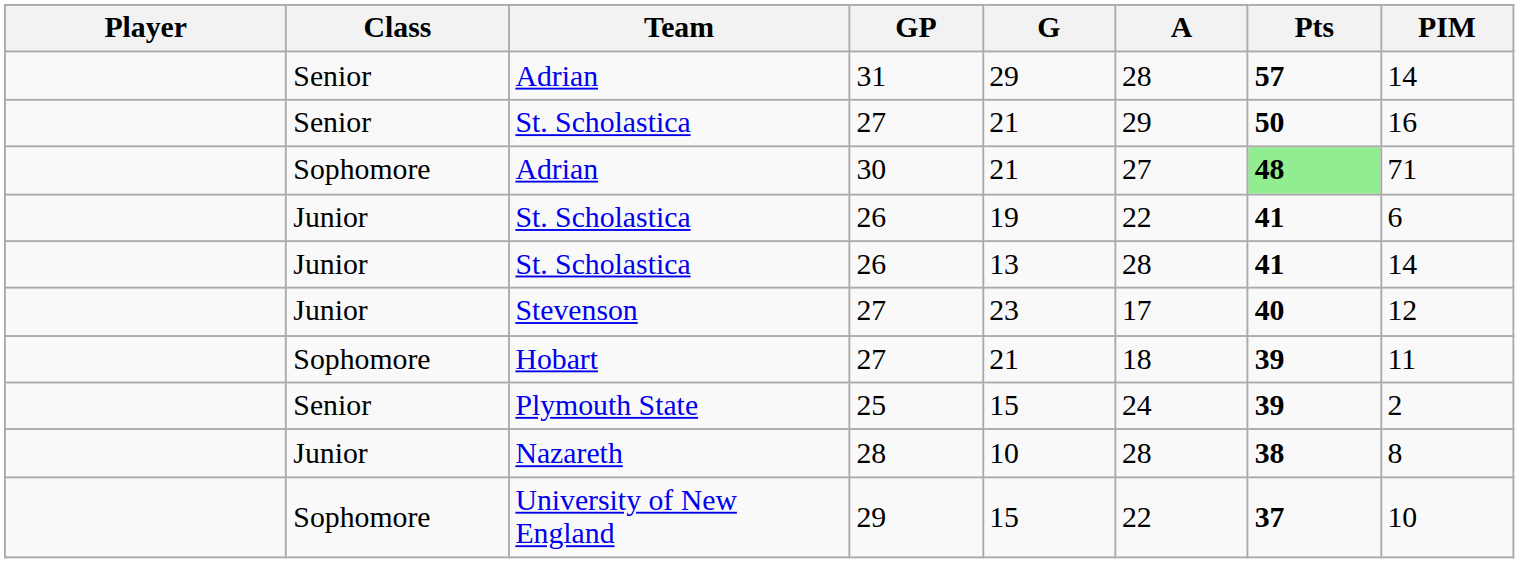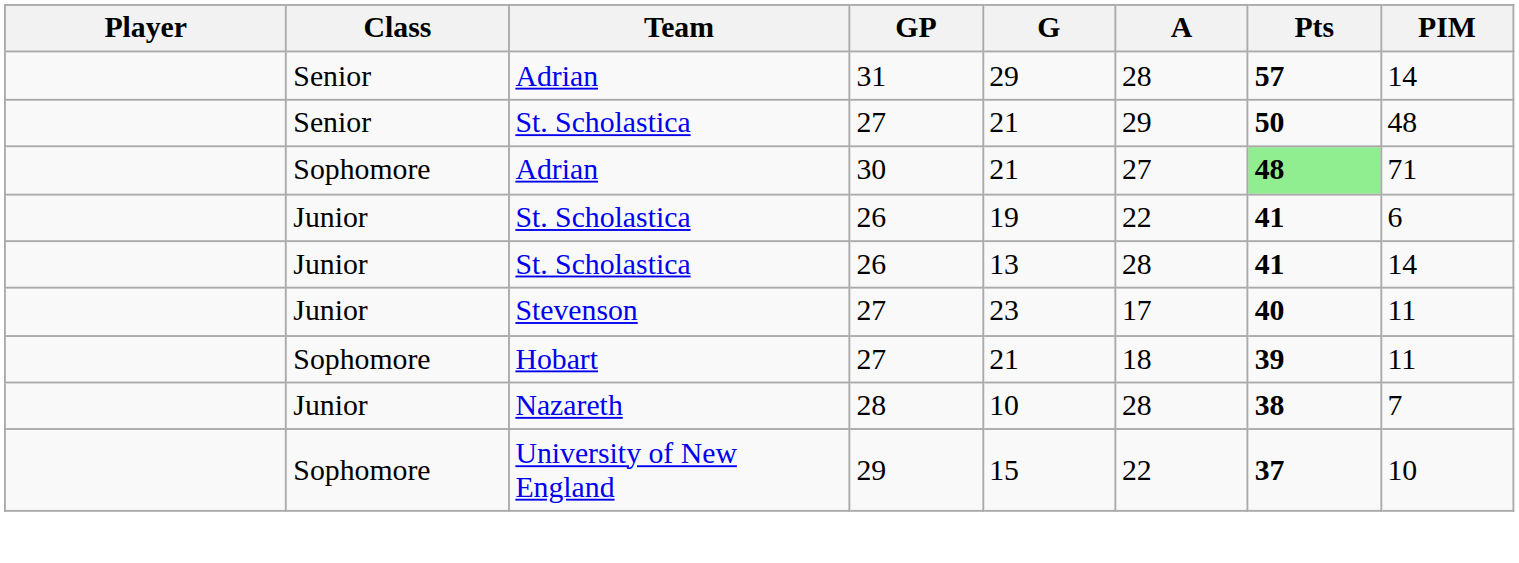(1402, 122) 16 -> (1402, 122) 48
(1402, 311) 12 -> (1402, 311) 11
- row: (607, 405)
(1395, 452) 8 -> (1395, 405) 7
